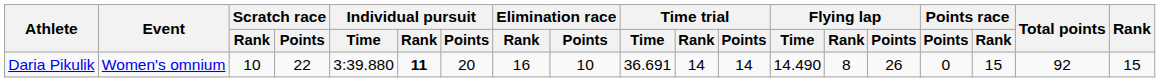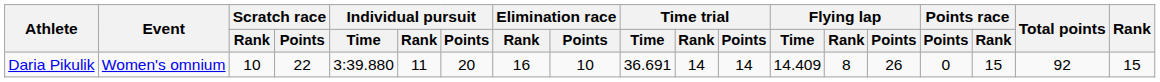(419, 65) bold -> (419, 65) normal
(797, 65) 14.490 -> (797, 65) 14.409
